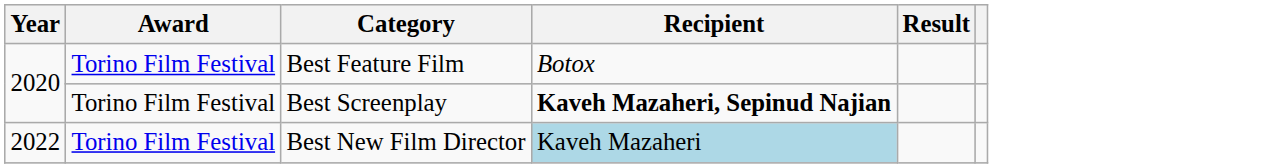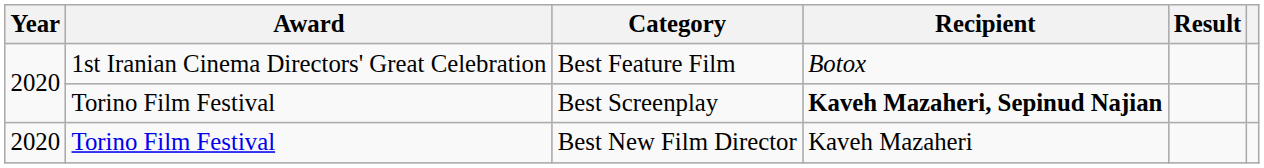(173, 63) Torino Film Festival -> (309, 63) 1st Iranian Cinema Directors' Great Celebration
(35, 142) 2022 -> (35, 142) 2020
(619, 142) lightblue background -> (890, 142) no background
